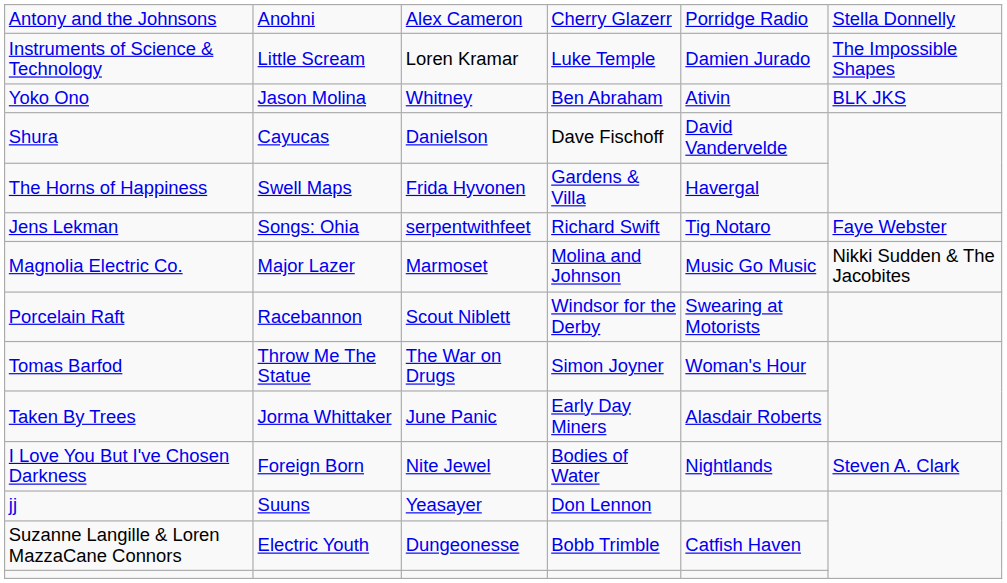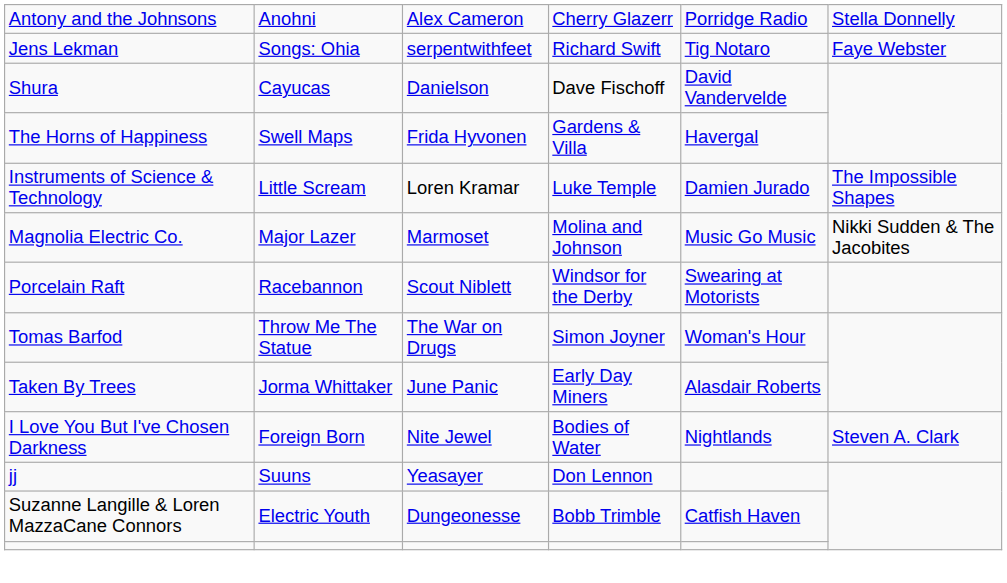rows swapped: (64, 227) <-> (111, 58)
- row: (49, 98)
